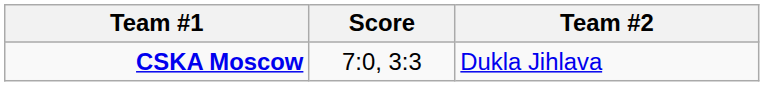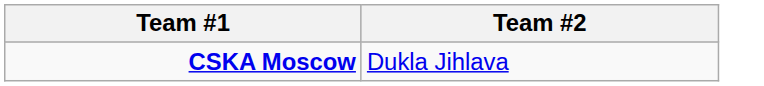- column: (382, 23)
